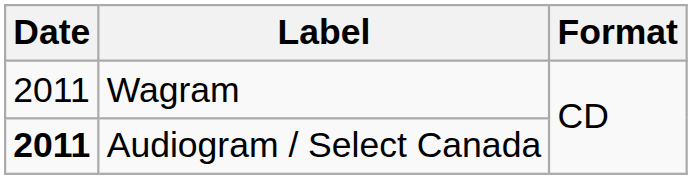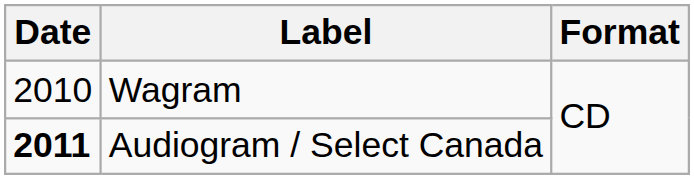(51, 88) 2011 -> (53, 88) 2010
